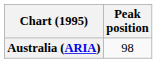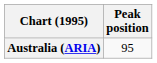(127, 48) 98 -> (127, 48) 95
